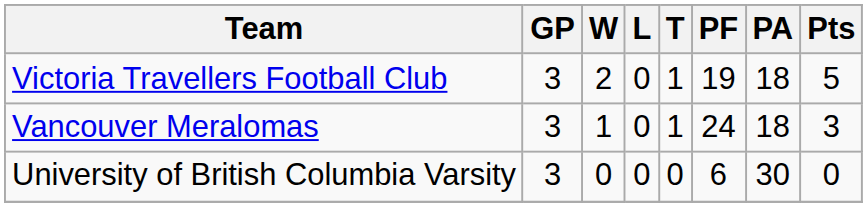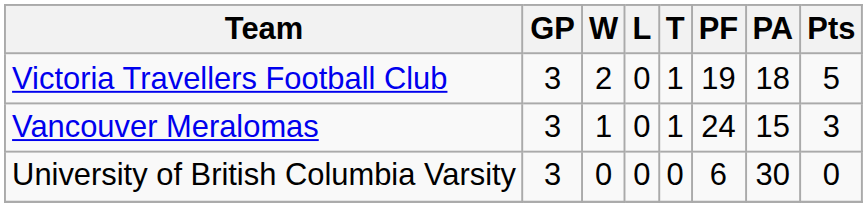(773, 126) 18 -> (773, 126) 15
